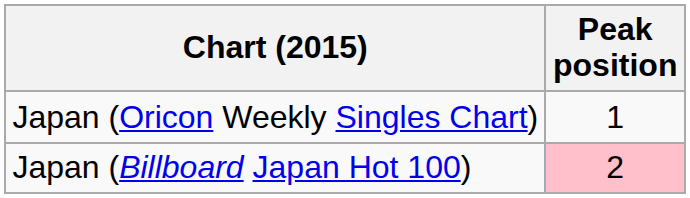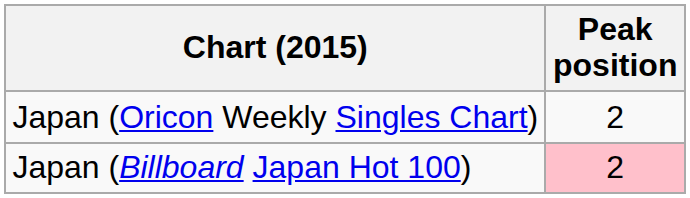(615, 116) 1 -> (615, 116) 2
